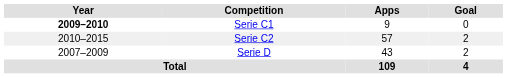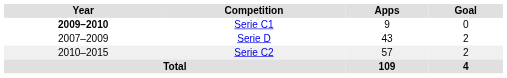rows swapped: (254, 38) <-> (254, 52)
